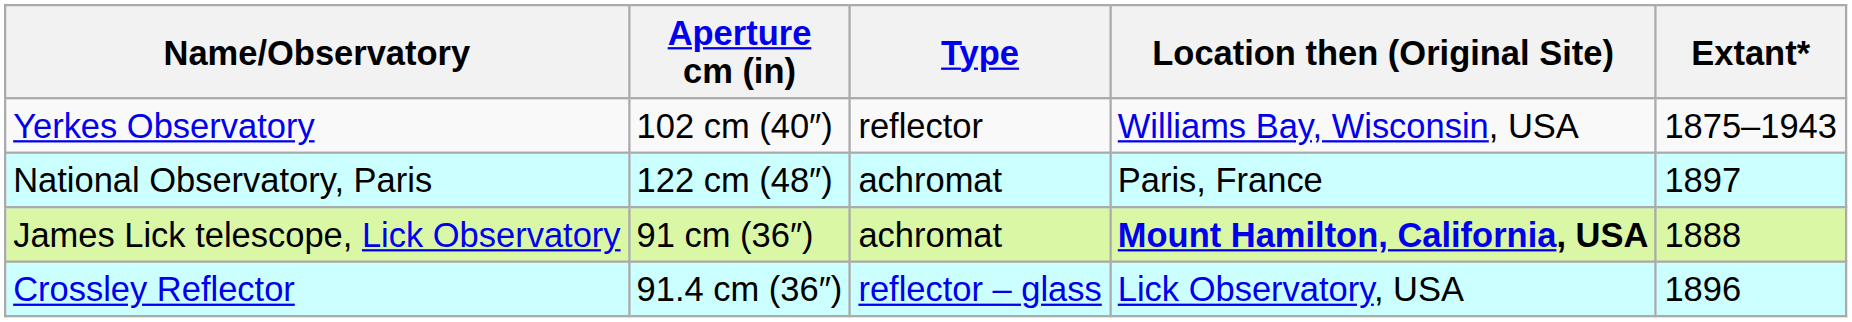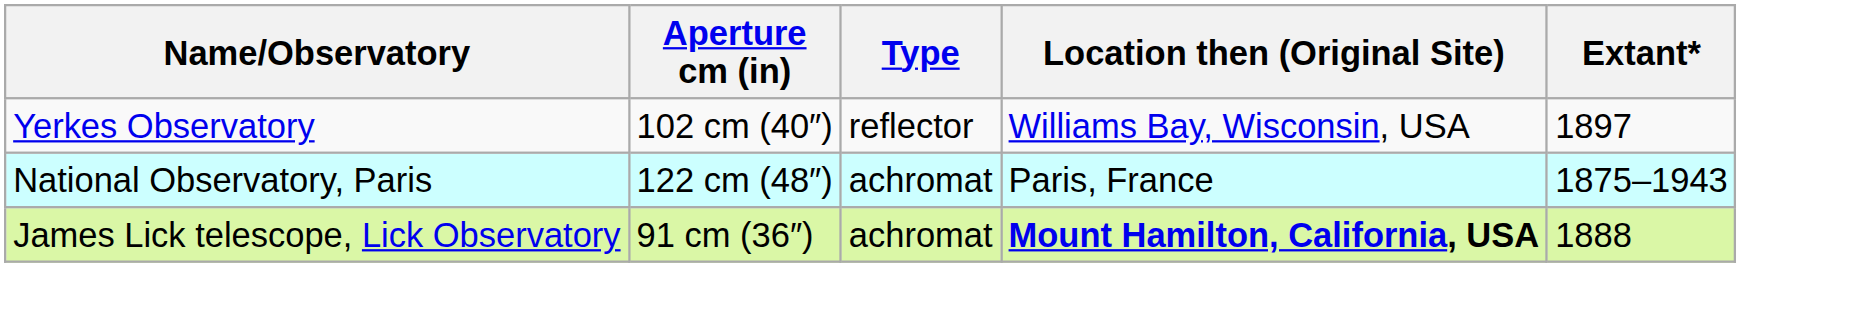(1751, 126) 1875–1943 -> (1594, 126) 1897
(1703, 180) 1897 -> (1641, 180) 1875–1943
- row: (154, 290)
